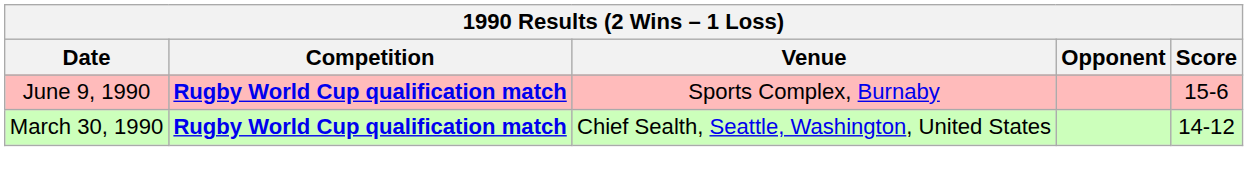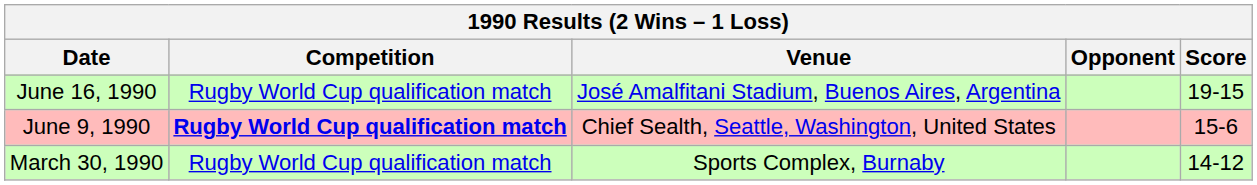+ row: (86, 92)
(814, 92) Sports Complex, Burnaby -> (819, 127) Chief Sealth, Seattle, Washington, United States
(370, 127) bold -> (370, 162) normal
(814, 127) Chief Sealth, Seattle, Washington, United States -> (819, 162) Sports Complex, Burnaby
